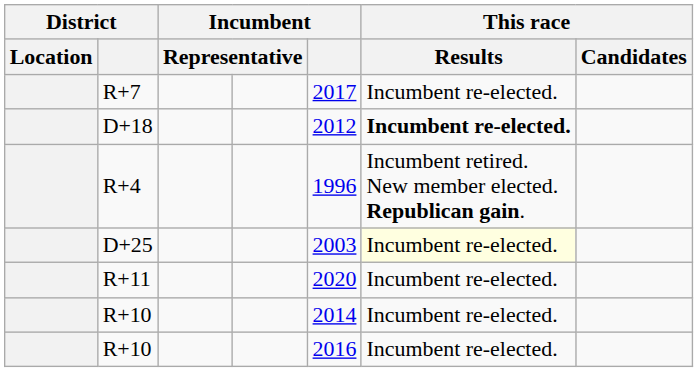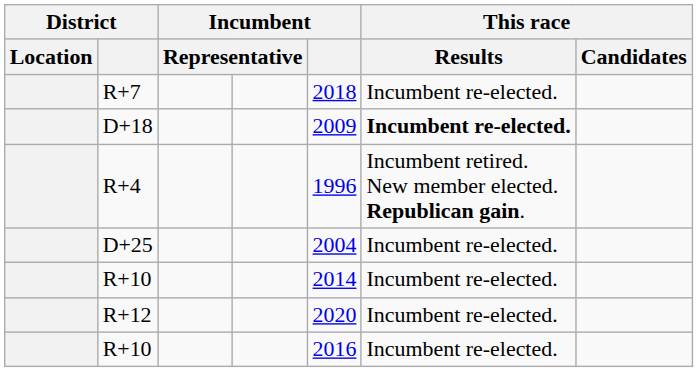(335, 91) 2017 -> (335, 91) 2018
(335, 126) 2012 -> (335, 126) 2009
(335, 245) 2003 -> (335, 245) 2004
(462, 245) lightyellow background -> (462, 245) no background
- row: (51, 280)
+ row: (51, 315)
